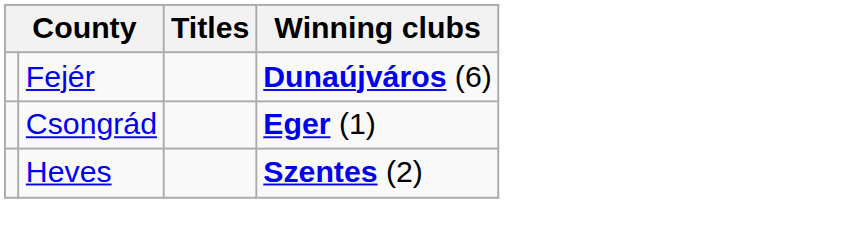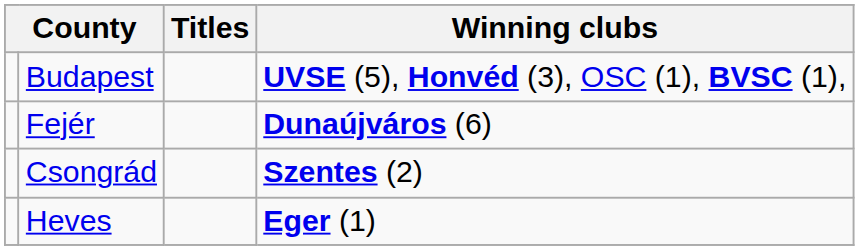+ row: (90, 76)
(320, 124) Eger (1) -> (343, 172) Szentes (2)
(343, 172) Szentes (2) -> (320, 220) Eger (1)
